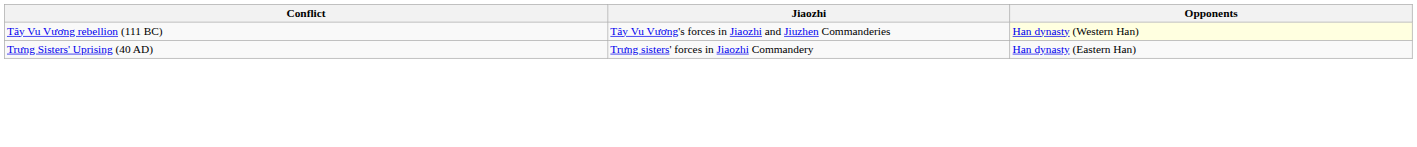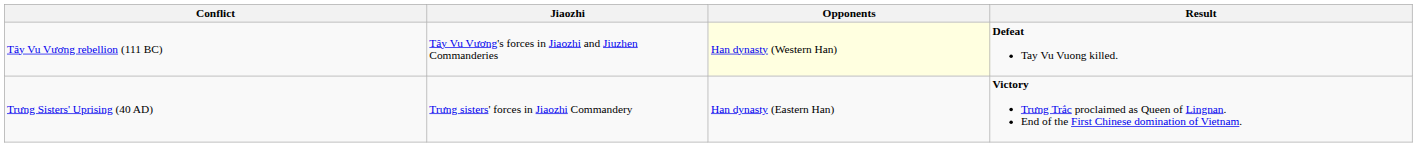+ column: (1201, 13)
